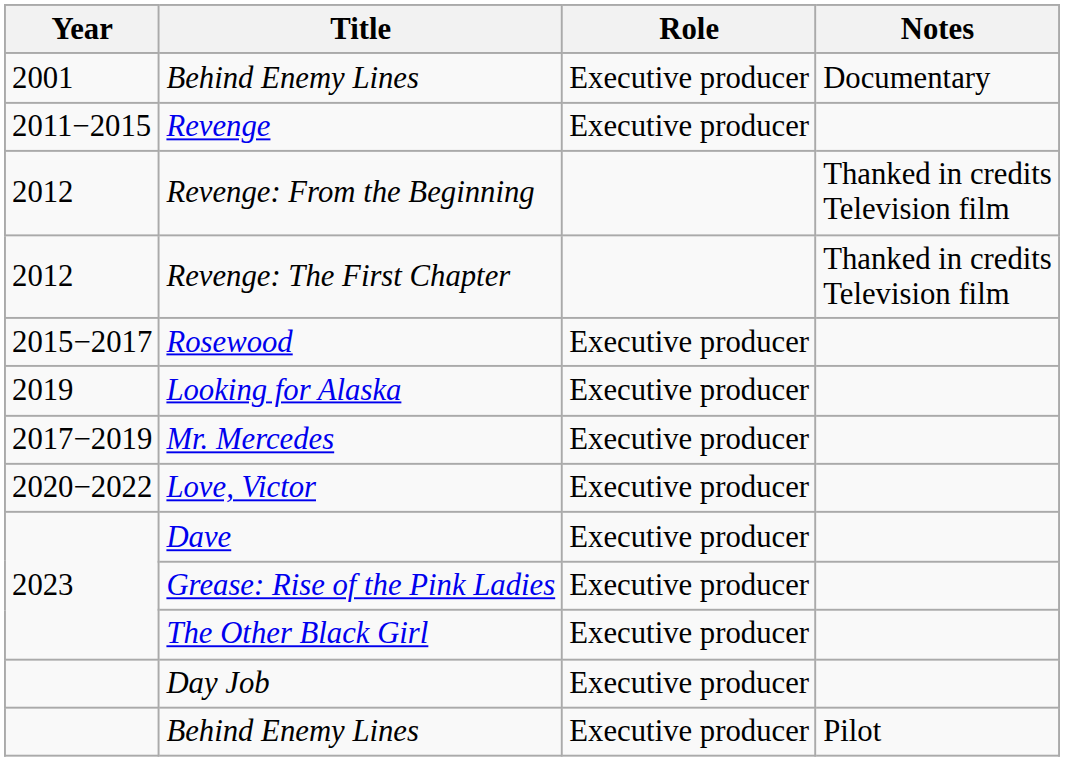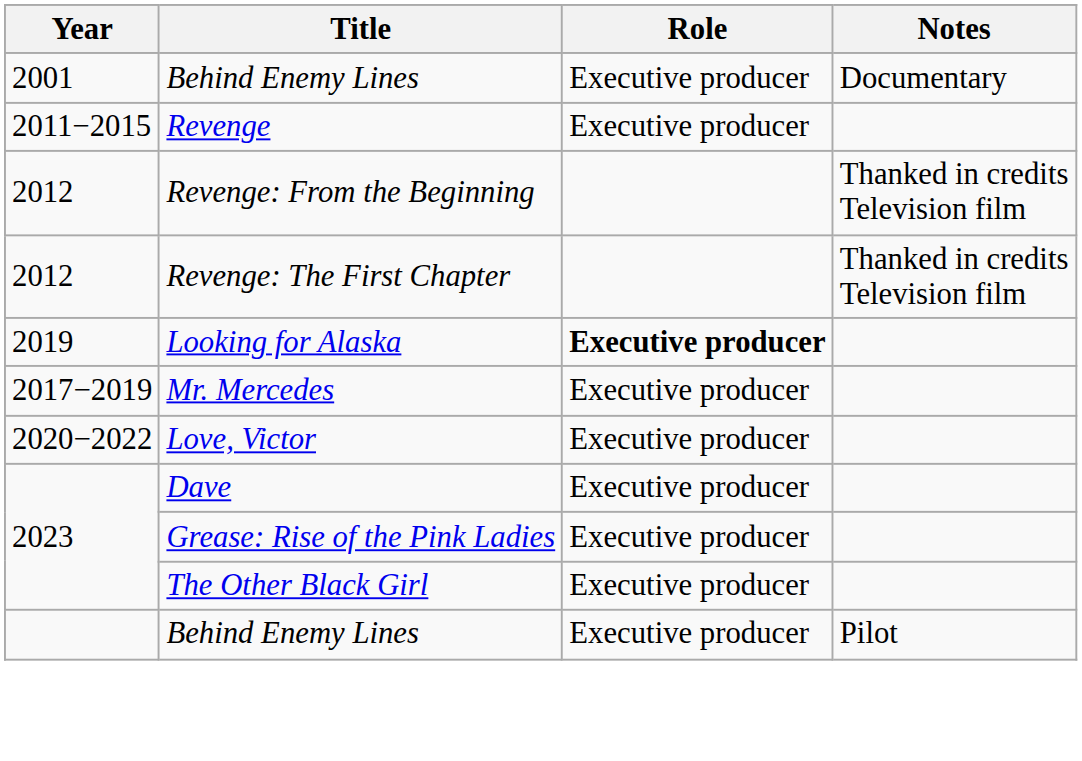- row: (82, 341)
(689, 390) normal -> (697, 341) bold
- row: (82, 683)
